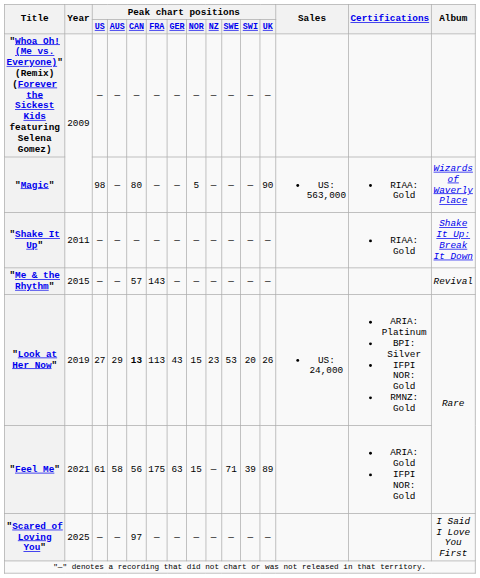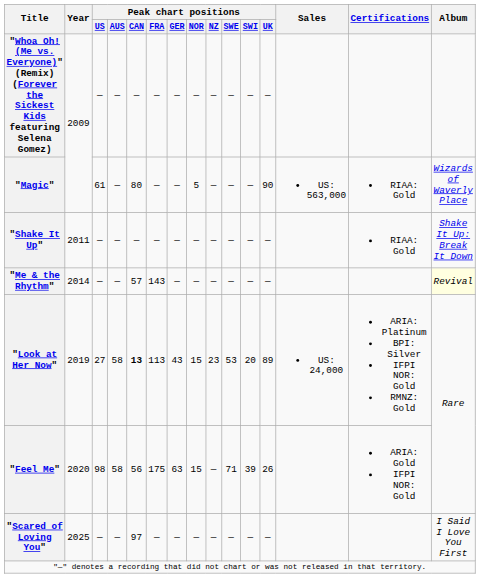(100, 185) 98 -> (100, 185) 61
(78, 281) 2015 -> (78, 281) 2014
(453, 281) no background -> (453, 281) lightyellow background
(117, 360) 29 -> (117, 360) 58
(268, 360) 26 -> (268, 360) 89
(78, 469) 2021 -> (78, 469) 2020
(100, 469) 61 -> (100, 469) 98
(268, 469) 89 -> (268, 469) 26
